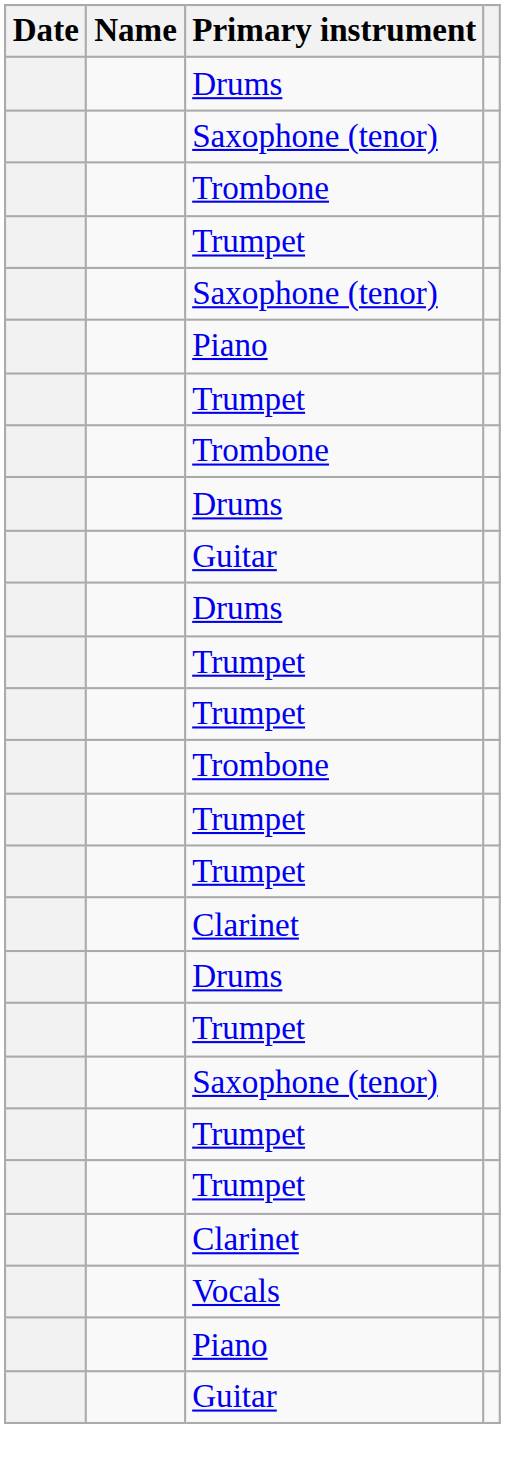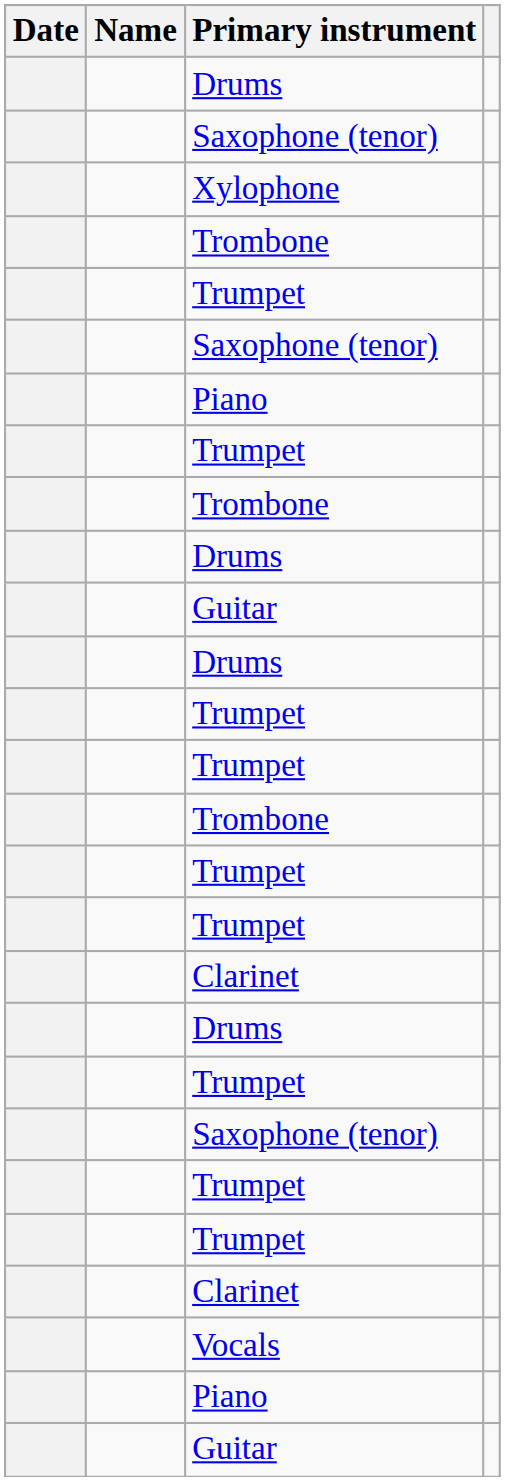+ row: (46, 189)
